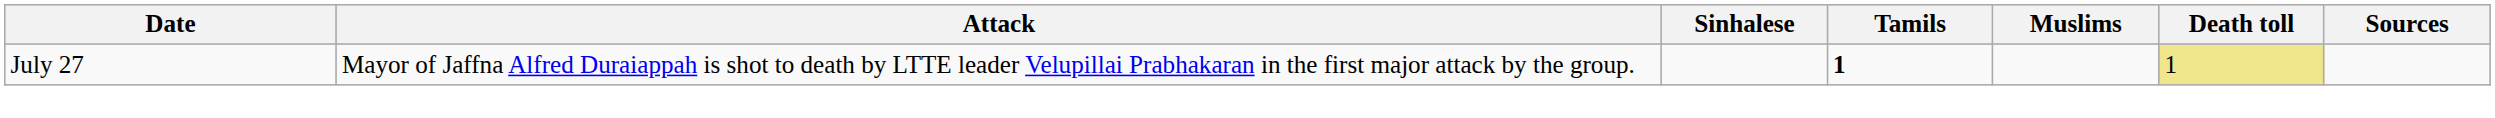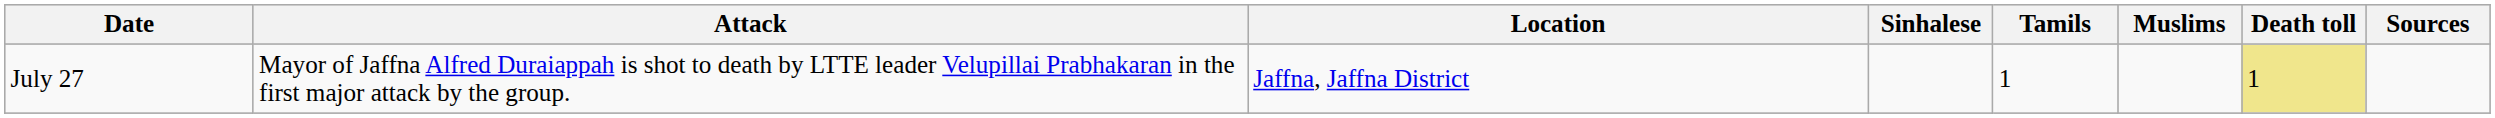+ column: (1558, 24)
(1839, 64) bold -> (2005, 78) normal
